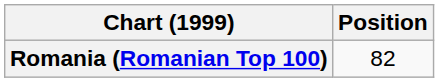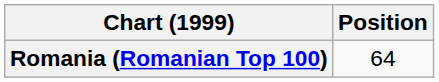(383, 58) 82 -> (383, 58) 64
